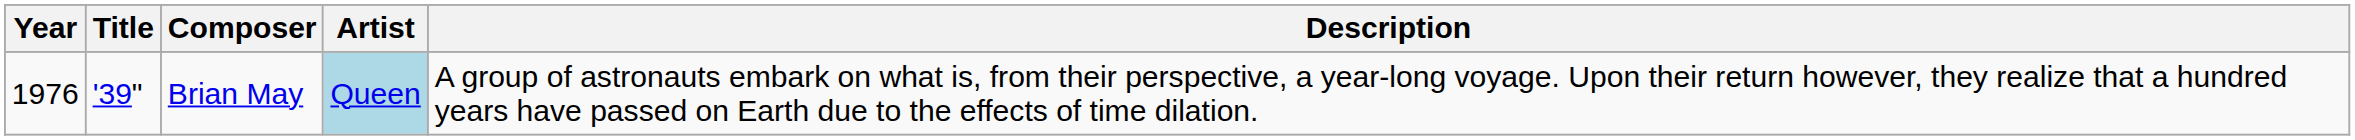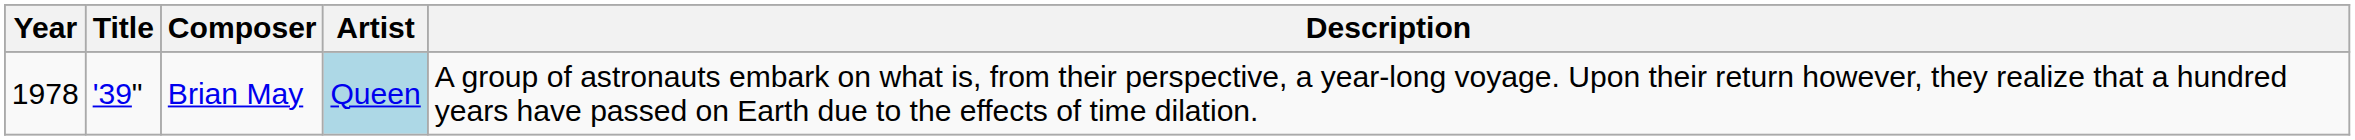(45, 92) 1976 -> (45, 92) 1978
